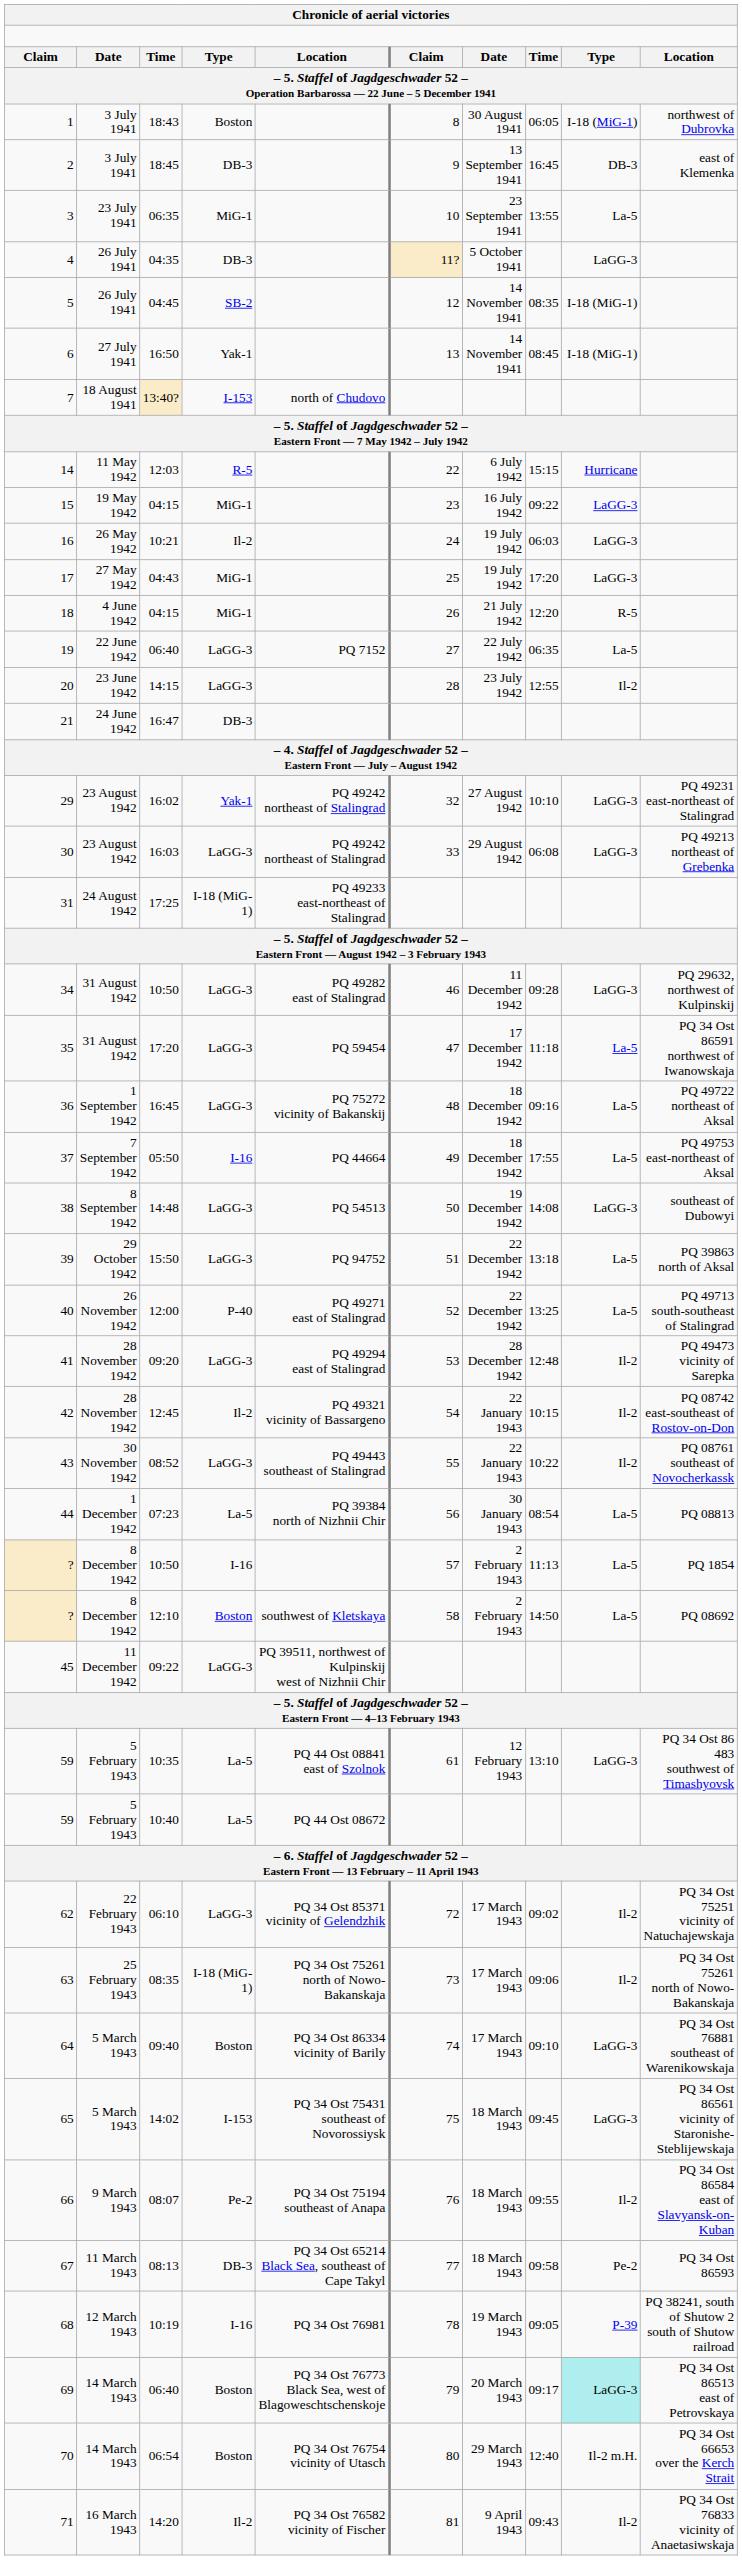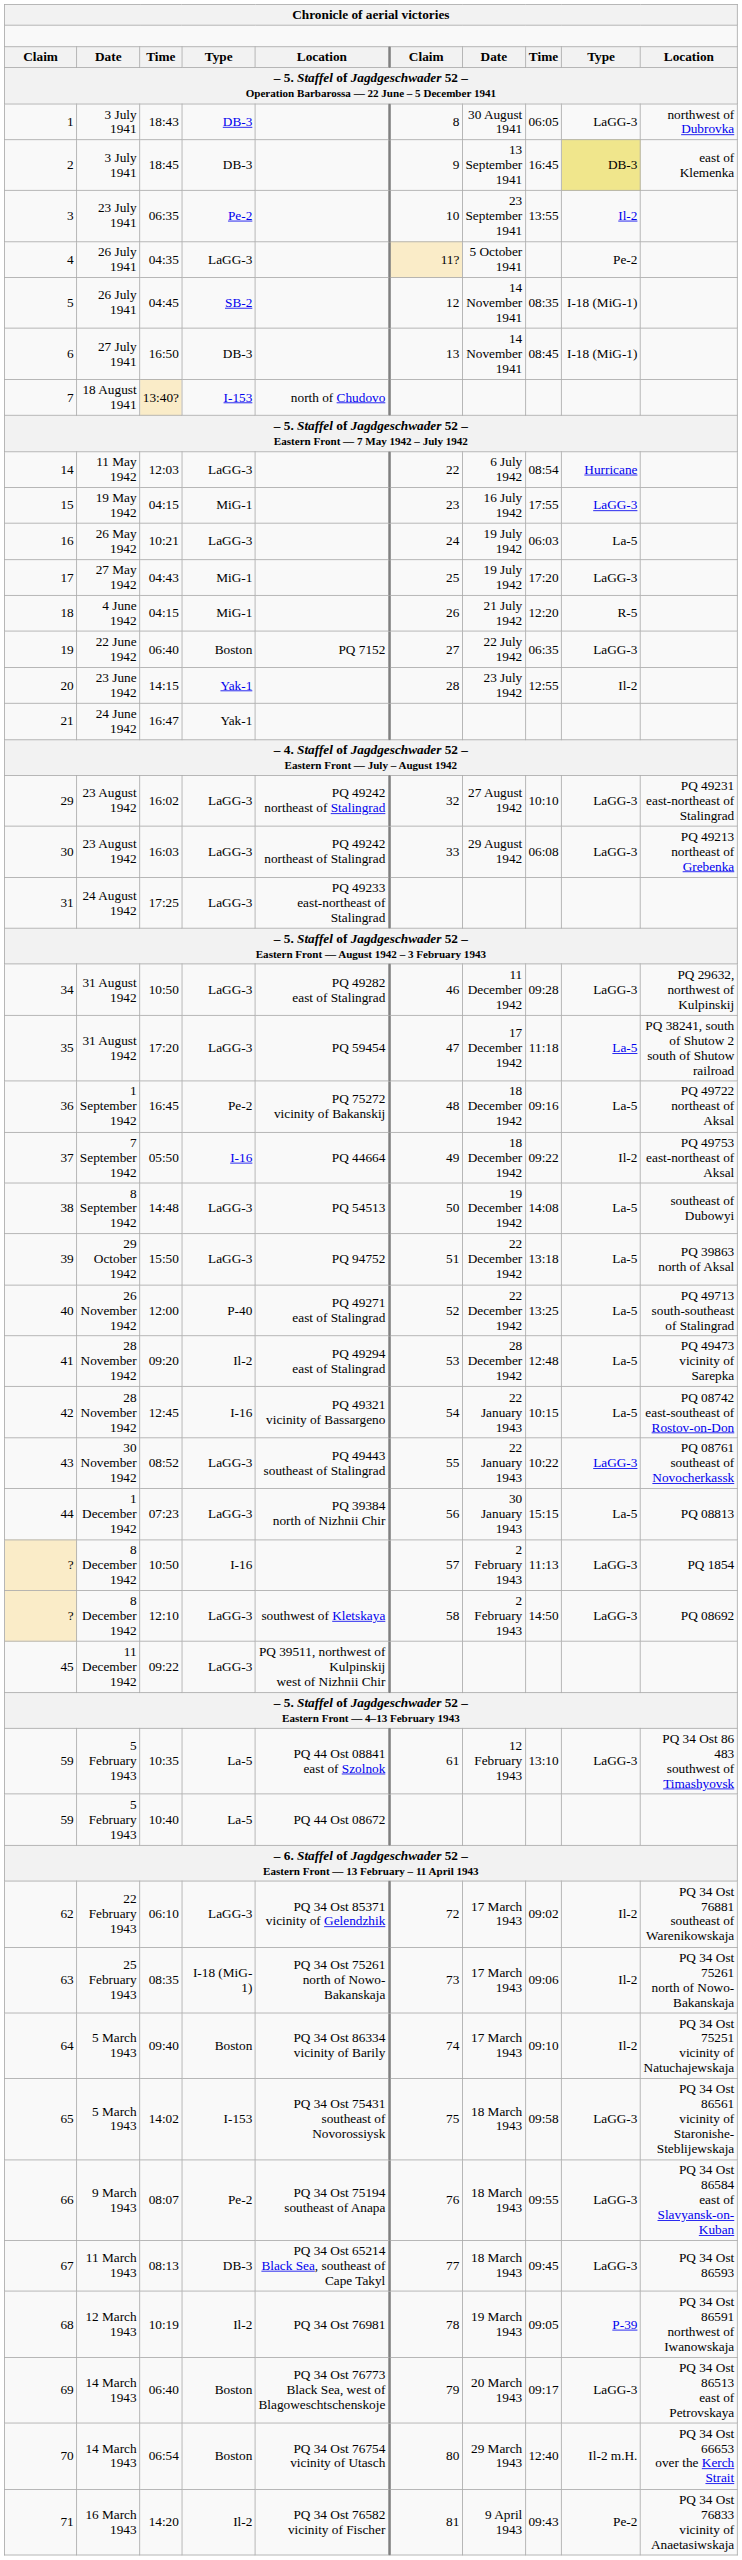(233, 121) Boston -> (238, 121) DB-3
(602, 121) I-18 (MiG-1) -> (615, 121) LaGG-3
(623, 165) no background -> (623, 165) khaki background
(234, 216) MiG-1 -> (240, 216) Pe-2
(625, 216) La-5 -> (628, 216) Il-2
(238, 259) DB-3 -> (230, 259) LaGG-3
(615, 259) LaGG-3 -> (625, 259) Pe-2
(236, 353) Yak-1 -> (238, 353) DB-3
(242, 469) R-5 -> (230, 469) LaGG-3
(544, 469) 15:15 -> (544, 469) 08:54
(544, 505) 09:22 -> (544, 505) 17:55
(243, 541) Il-2 -> (230, 541) LaGG-3
(615, 541) LaGG-3 -> (625, 541) La-5
(230, 649) LaGG-3 -> (233, 649) Boston
(625, 649) La-5 -> (615, 649) LaGG-3
(230, 685) LaGG-3 -> (236, 685) Yak-1
(238, 721) DB-3 -> (236, 721) Yak-1
(236, 800) Yak-1 -> (230, 800) LaGG-3
(223, 902) I-18 (MiG-1) -> (230, 902) LaGG-3
(699, 1048) PQ 34 Ost 86591 northwest of Iwanowskaja -> (690, 1048) PQ 38241, south of Shutow 2 south of Shutow railroad
(230, 1106) LaGG-3 -> (240, 1106) Pe-2
(544, 1157) 17:55 -> (544, 1157) 09:22
(625, 1157) La-5 -> (628, 1157) Il-2
(615, 1208) LaGG-3 -> (625, 1208) La-5
(230, 1361) LaGG-3 -> (243, 1361) Il-2
(628, 1361) Il-2 -> (625, 1361) La-5
(243, 1412) Il-2 -> (241, 1412) I-16
(628, 1412) Il-2 -> (625, 1412) La-5
(628, 1463) Il-2 -> (615, 1463) LaGG-3
(240, 1514) La-5 -> (230, 1514) LaGG-3
(544, 1514) 08:54 -> (544, 1514) 15:15
(625, 1565) La-5 -> (615, 1565) LaGG-3
(233, 1615) Boston -> (230, 1615) LaGG-3
(625, 1615) La-5 -> (615, 1615) LaGG-3
(689, 1914) PQ 34 Ost 75251 vicinity of Natuchajewskaja -> (690, 1914) PQ 34 Ost 76881 southeast of Warenikowskaja
(615, 2045) LaGG-3 -> (628, 2045) Il-2
(690, 2045) PQ 34 Ost 76881 southeast of Warenikowskaja -> (689, 2045) PQ 34 Ost 75251 vicinity of Natuchajewskaja
(544, 2119) 09:45 -> (544, 2119) 09:58
(628, 2200) Il-2 -> (615, 2200) LaGG-3
(544, 2265) 09:58 -> (544, 2265) 09:45
(625, 2265) Pe-2 -> (615, 2265) LaGG-3
(241, 2324) I-16 -> (243, 2324) Il-2
(690, 2324) PQ 38241, south of Shutow 2 south of Shutow railroad -> (699, 2324) PQ 34 Ost 86591 northwest of Iwanowskaja
(615, 2390) paleturquoise background -> (615, 2390) no background
(628, 2522) Il-2 -> (625, 2522) Pe-2
